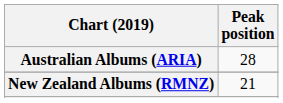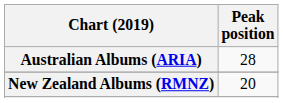(248, 84) 21 -> (248, 84) 20
